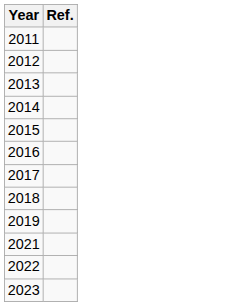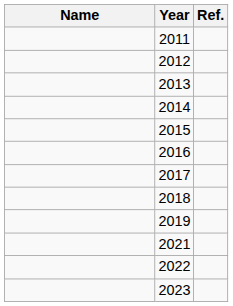+ column: (80, 15)
